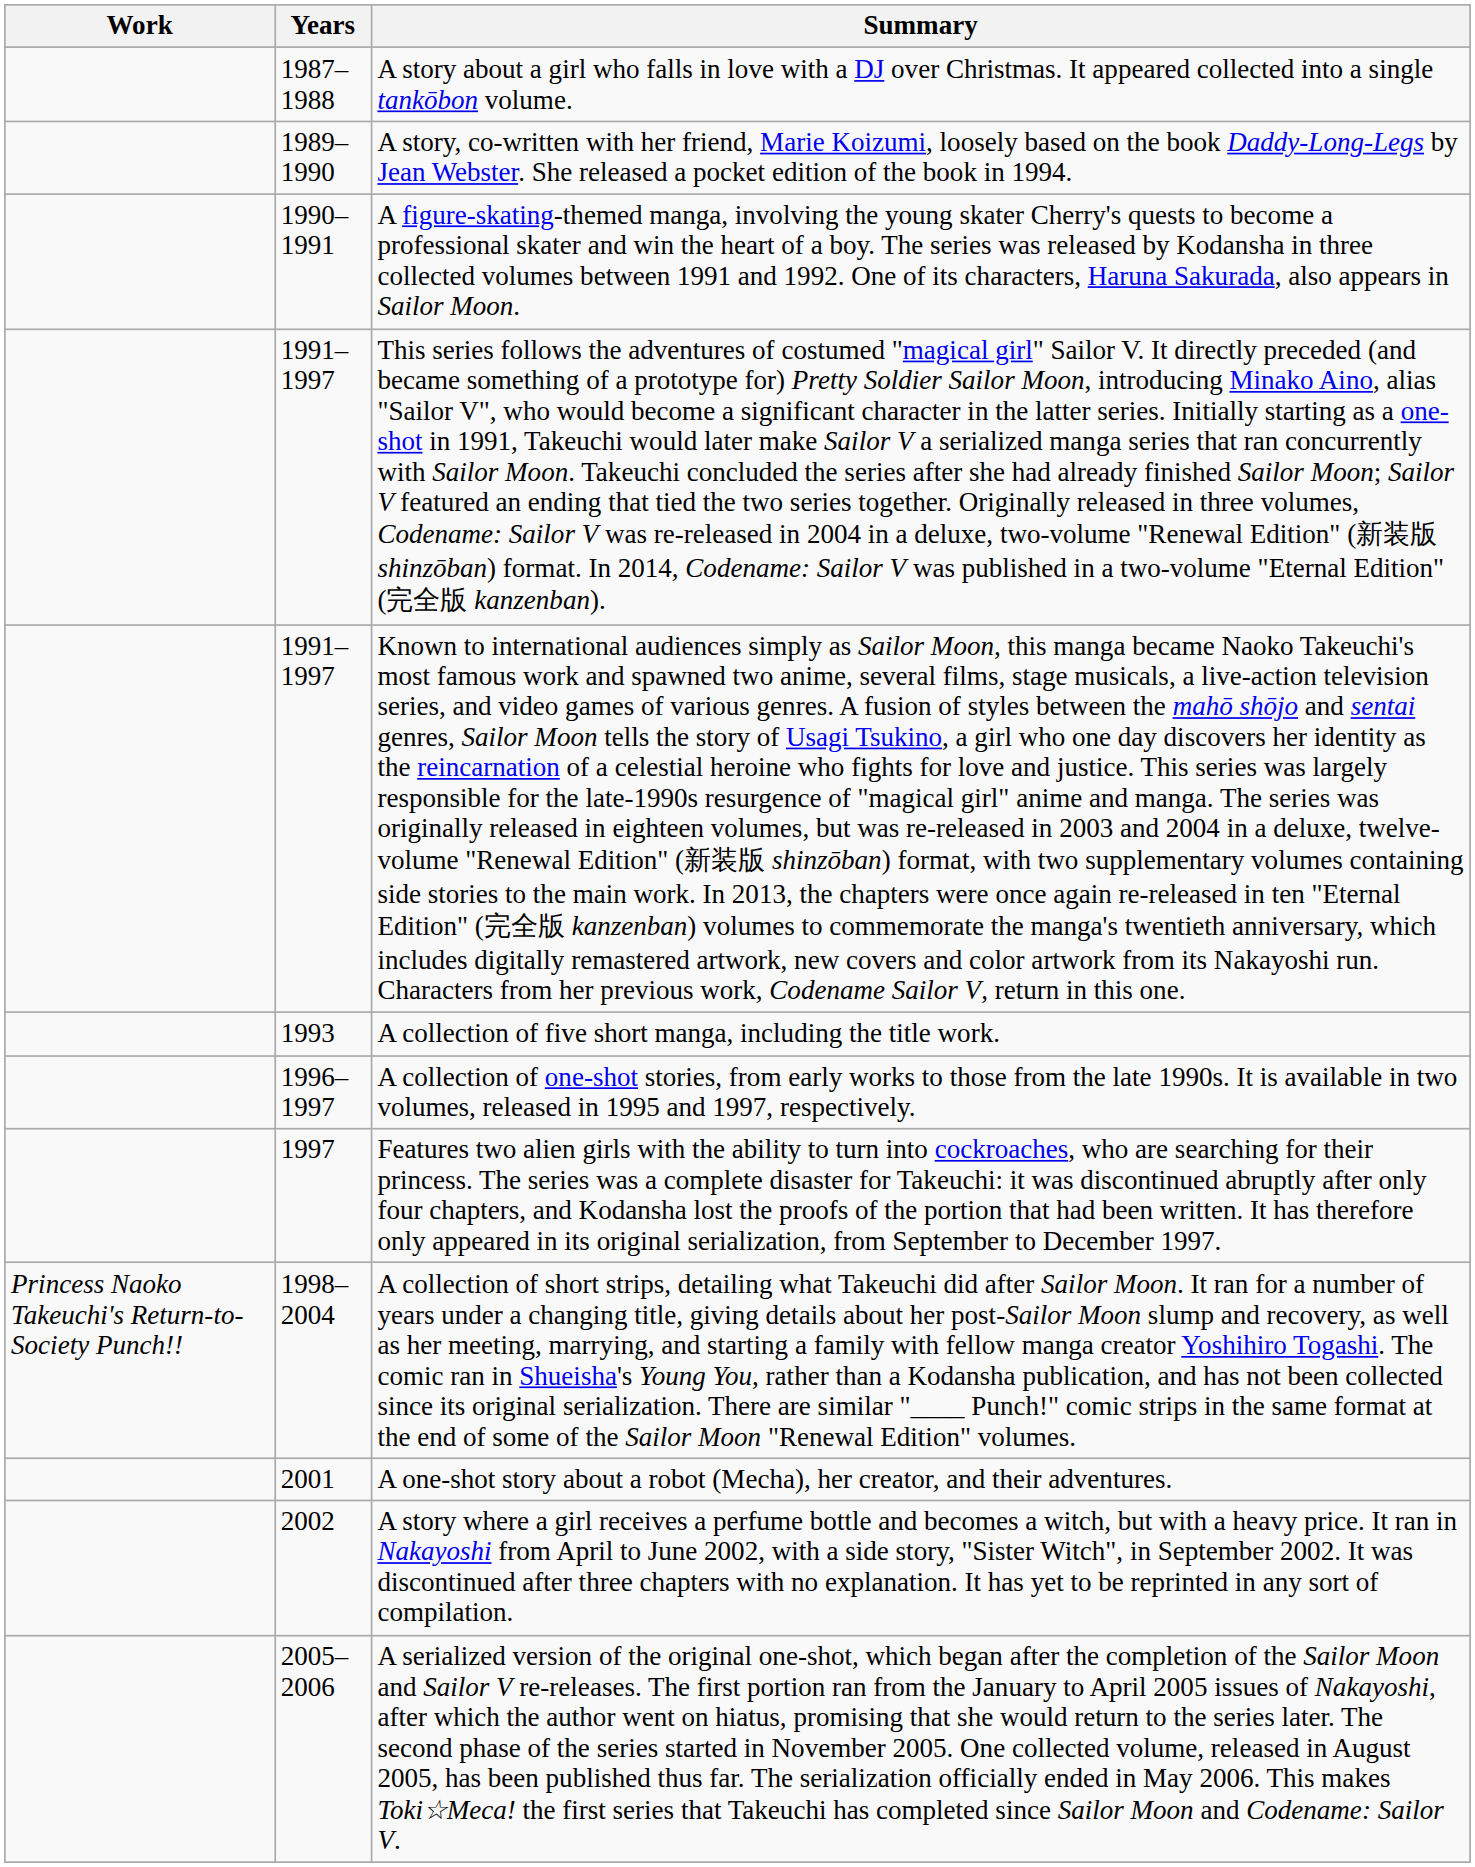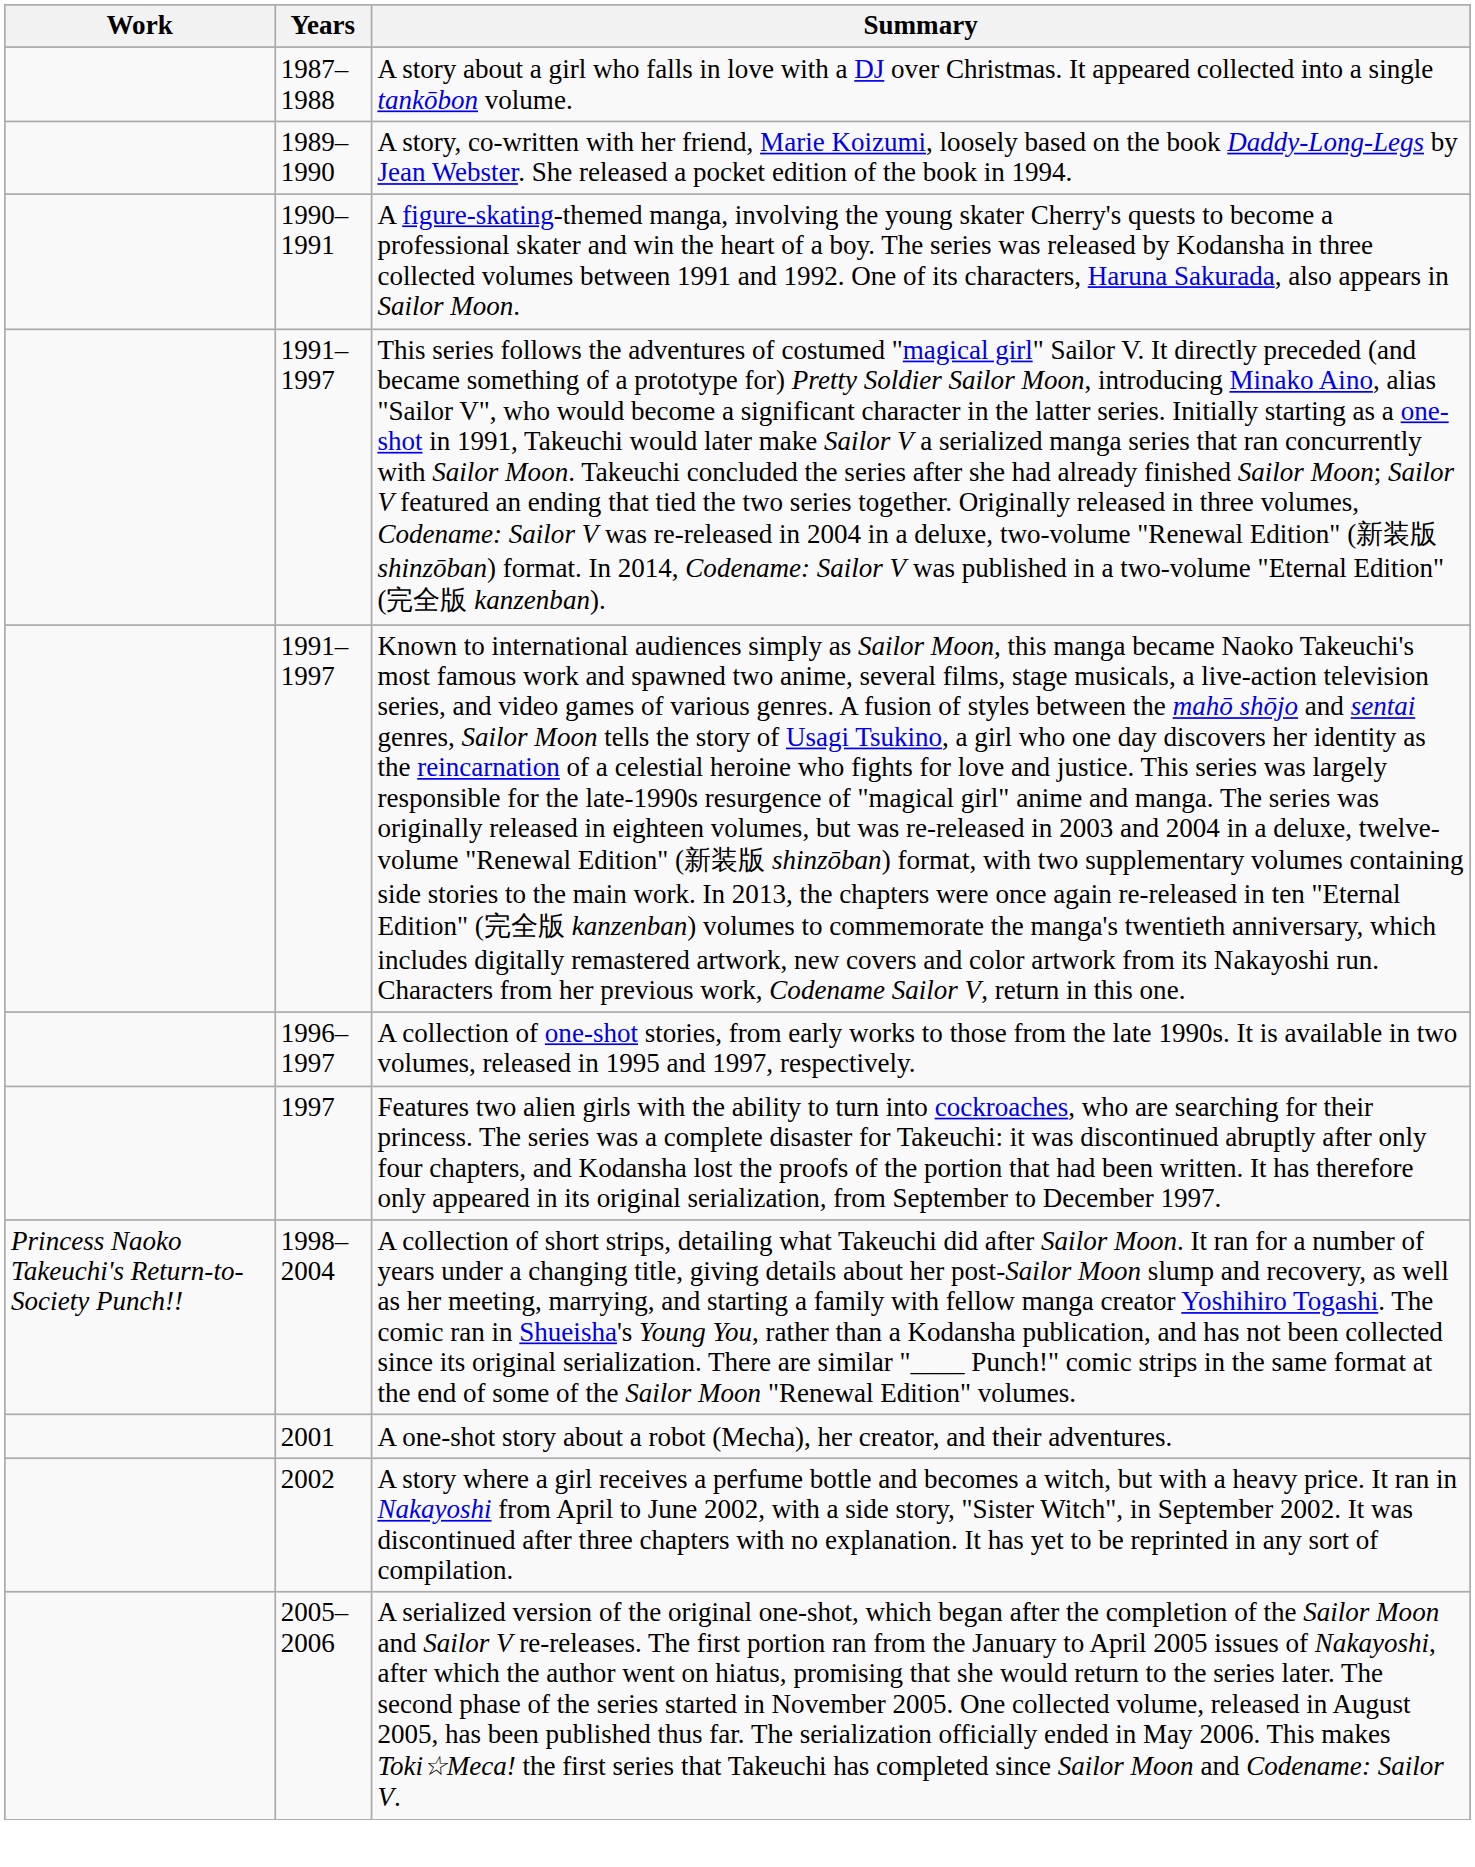- row: (689, 1033)
